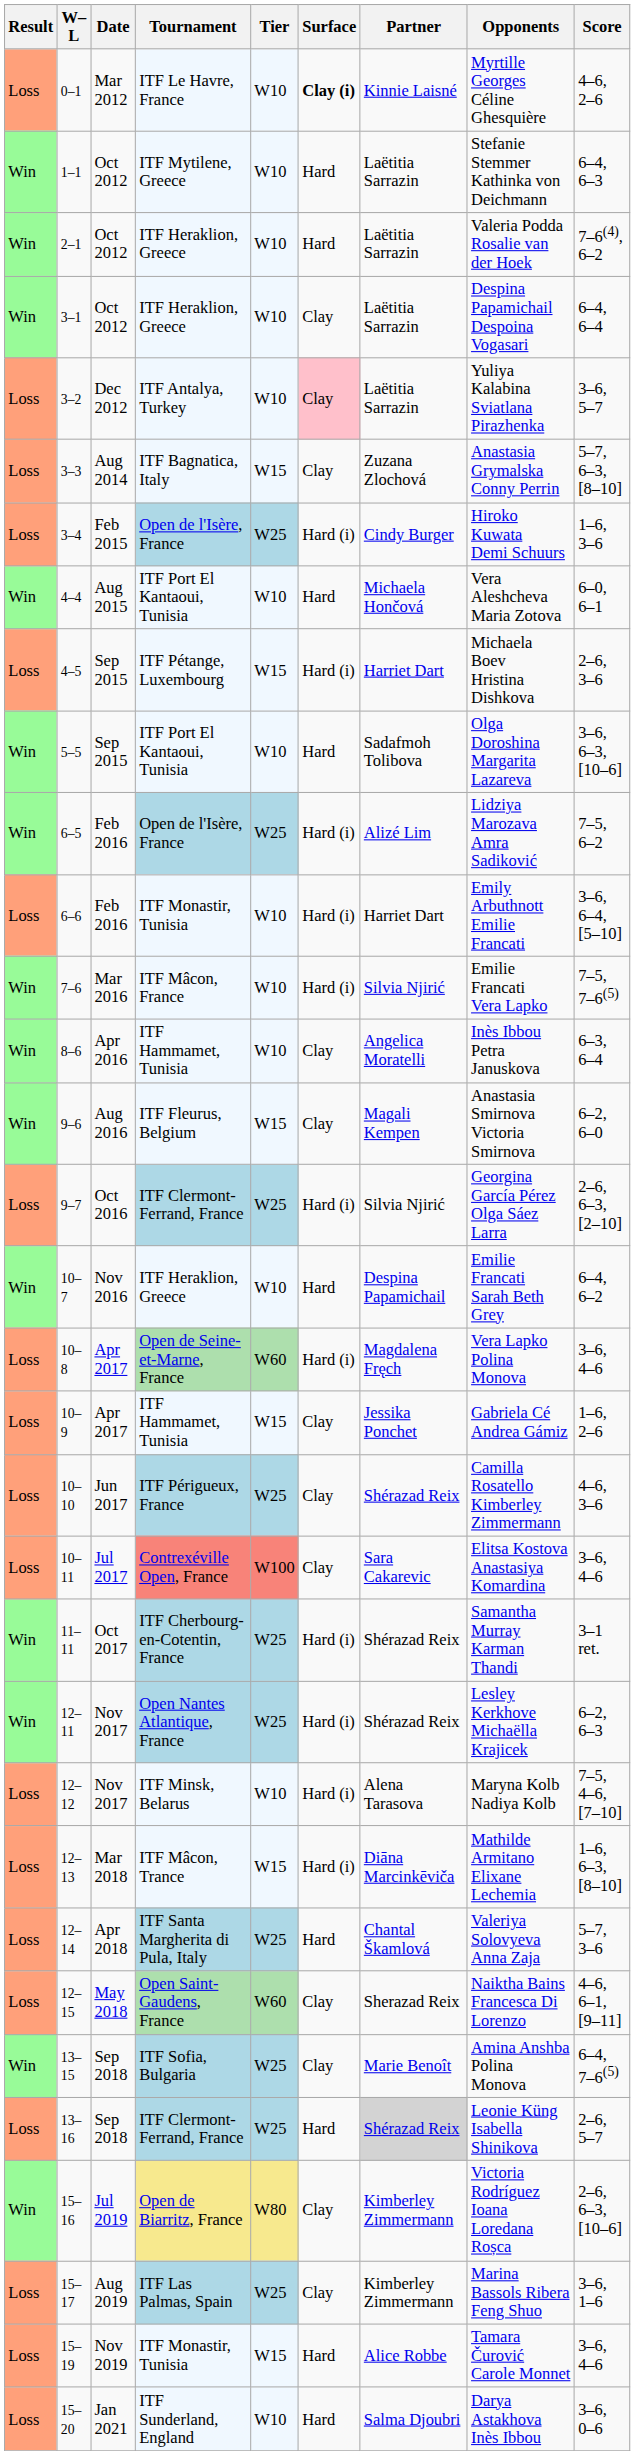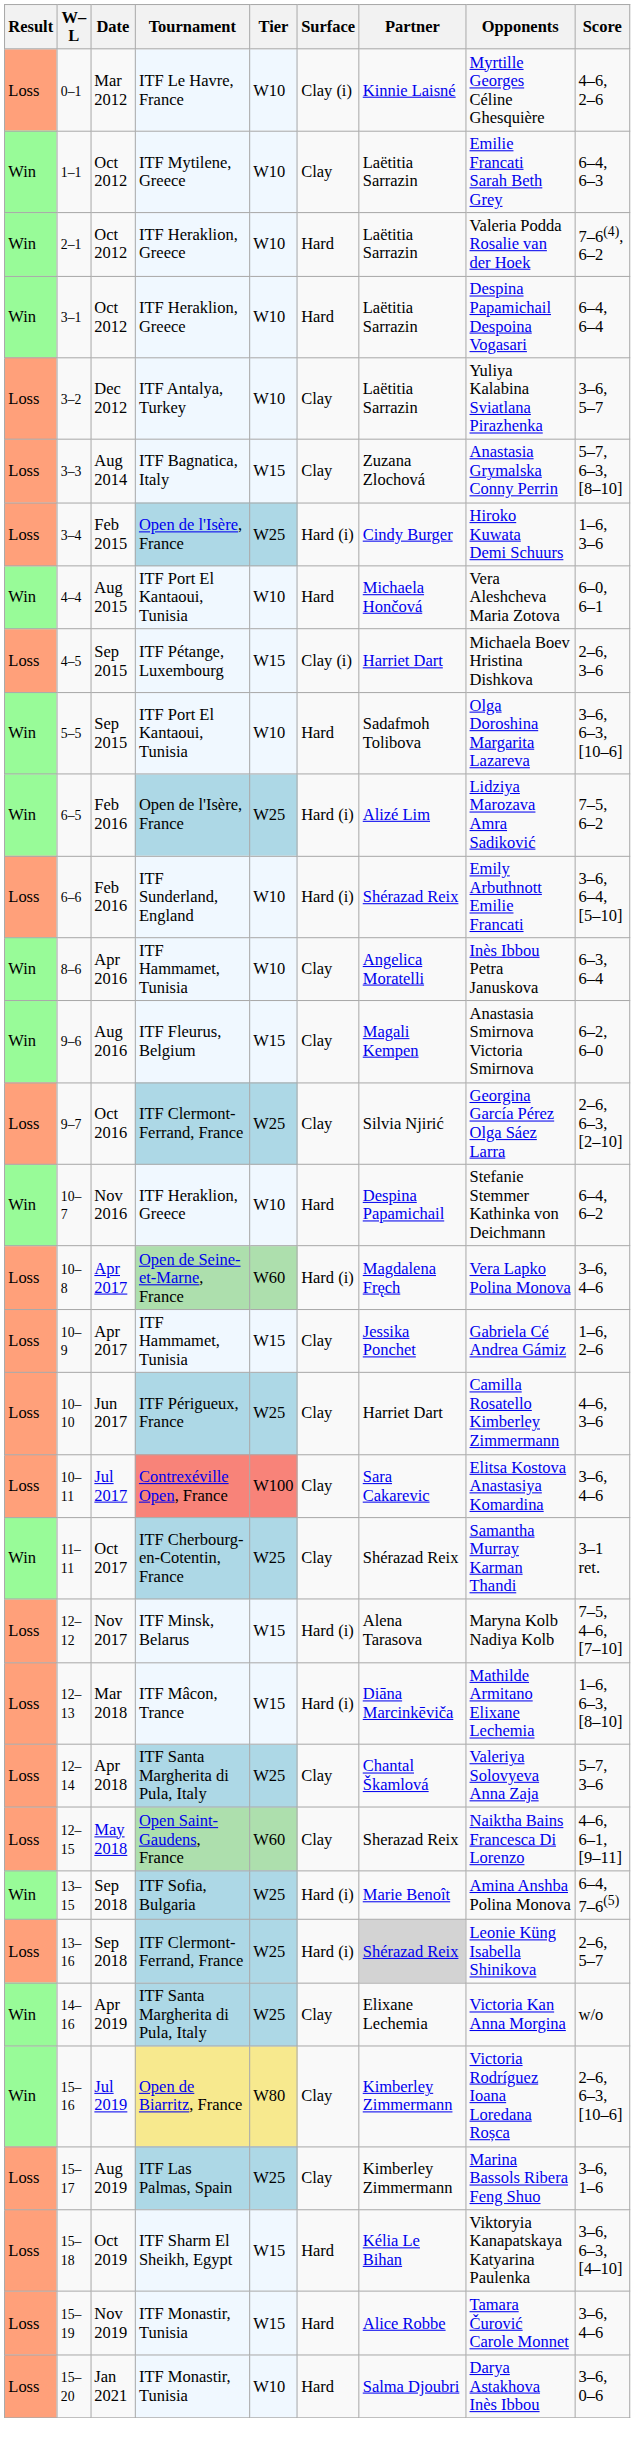(329, 90) bold -> (327, 90) normal
(319, 171) Hard -> (317, 171) Clay
(516, 171) Stefanie Stemmer Kathinka von Deichmann -> (506, 171) Emilie Francati Sarah Beth Grey
(318, 316) Clay -> (318, 316) Hard
(318, 398) pink background -> (317, 398) no background
(329, 669) Hard (i) -> (327, 660) Clay (i)
(185, 915) ITF Monastir, Tunisia -> (179, 896) ITF Sunderland, England
(404, 915) Harriet Dart -> (411, 896) Shérazad Reix
- row: (71, 988)
(329, 1205) Hard (i) -> (317, 1123) Clay
(507, 1286) Emilie Francati Sarah Beth Grey -> (514, 1205) Stefanie Stemmer Kathinka von Deichmann
(412, 1495) Shérazad Reix -> (403, 1413) Harriet Dart
(329, 1640) Hard (i) -> (317, 1558) Clay
- row: (71, 1722)
(270, 1794) W10 -> (269, 1630) W15
(319, 1939) Hard -> (317, 1775) Clay
(318, 2065) Clay -> (327, 1895) Hard (i)
(319, 2128) Hard -> (327, 1951) Hard (i)
+ row: (71, 2015)
+ row: (71, 2251)
(179, 2418) ITF Sunderland, England -> (185, 2386) ITF Monastir, Tunisia
